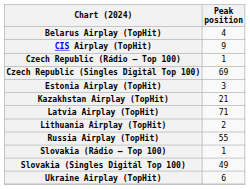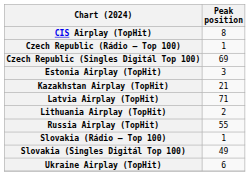- row: (103, 33)
(224, 46) 9 -> (224, 33) 8
